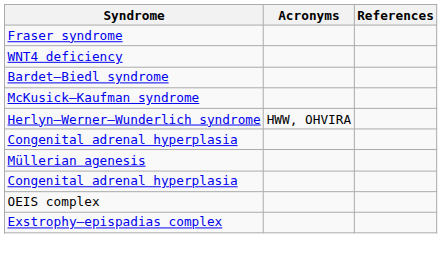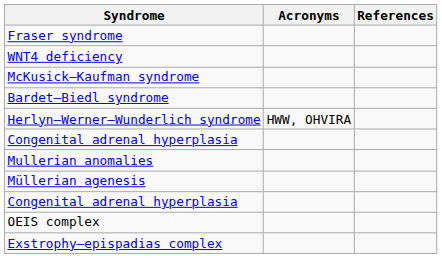rows swapped: (88, 77) <-> (103, 98)
+ row: (80, 160)
